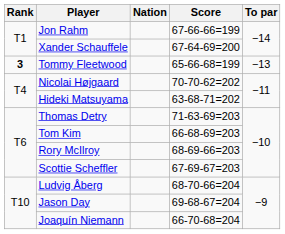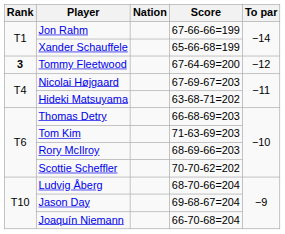(206, 47) 67-64-69=200 -> (206, 47) 65-66-68=199
(206, 64) 65-66-68=199 -> (206, 64) 67-64-69=200
(261, 64) −13 -> (261, 64) −12
(206, 82) 70-70-62=202 -> (206, 82) 67-69-67=203
(206, 116) 71-63-69=203 -> (206, 116) 66-68-69=203
(206, 133) 66-68-69=203 -> (206, 133) 71-63-69=203
(206, 168) 67-69-67=203 -> (206, 168) 70-70-62=202
